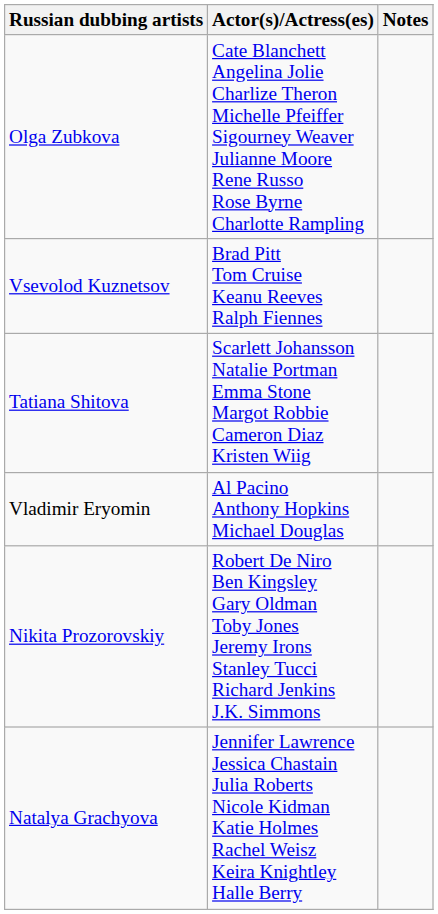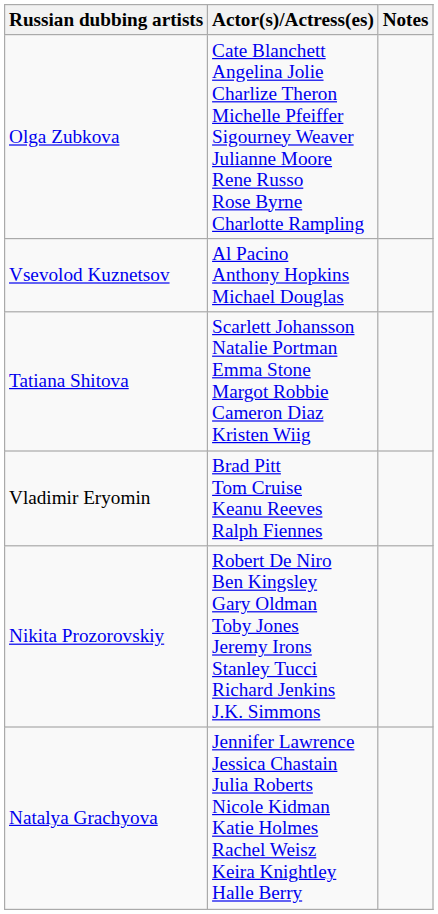(267, 285) Brad Pitt Tom Cruise Keanu Reeves Ralph Fiennes -> (281, 275) Al Pacino Anthony Hopkins Michael Douglas
(281, 508) Al Pacino Anthony Hopkins Michael Douglas -> (267, 497) Brad Pitt Tom Cruise Keanu Reeves Ralph Fiennes
